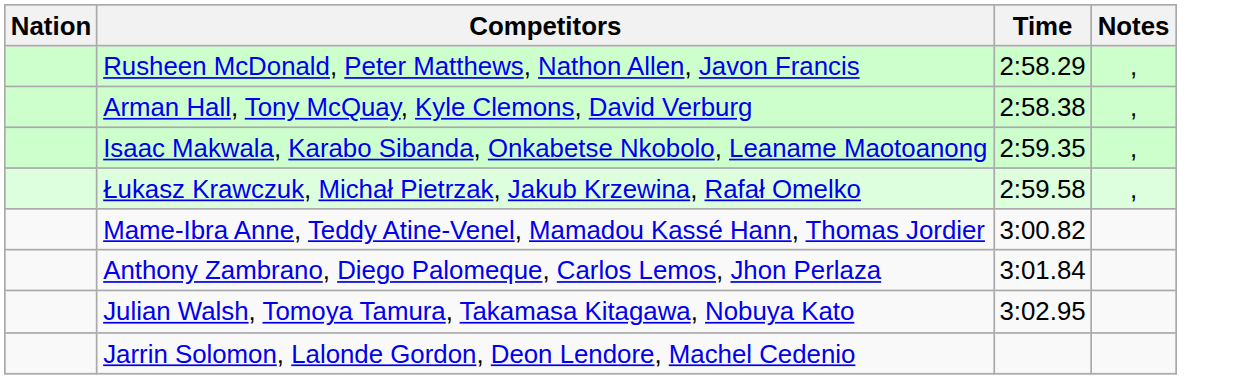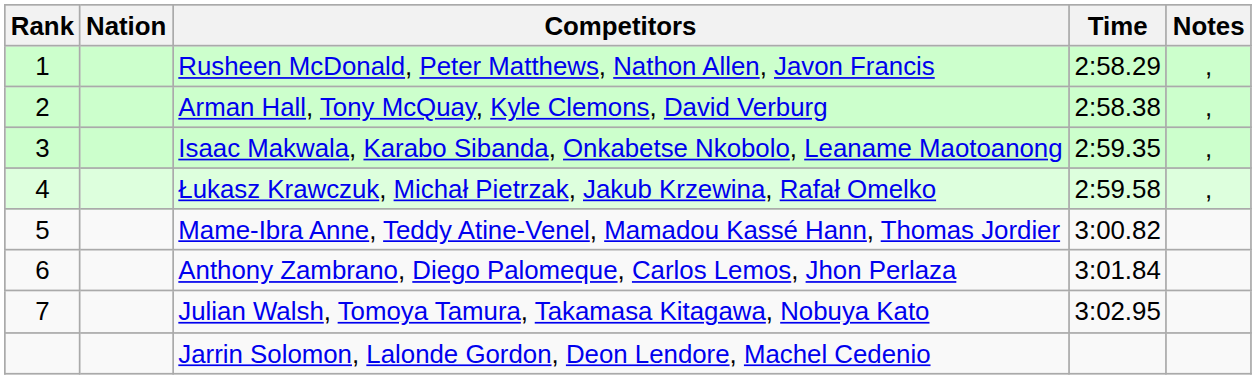+ column: (42, 25)
